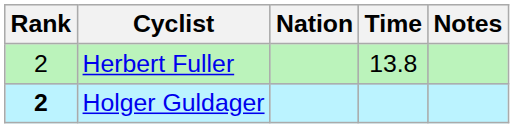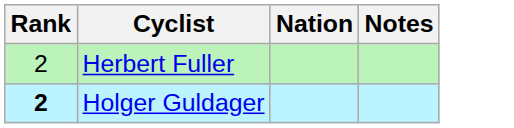- column: (393, 24)
